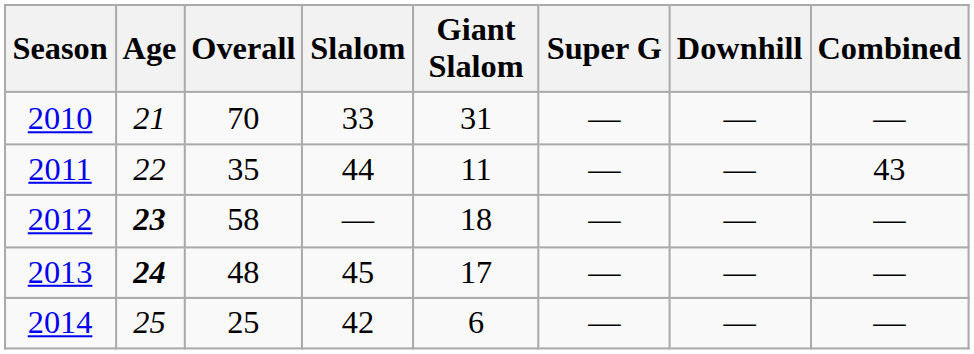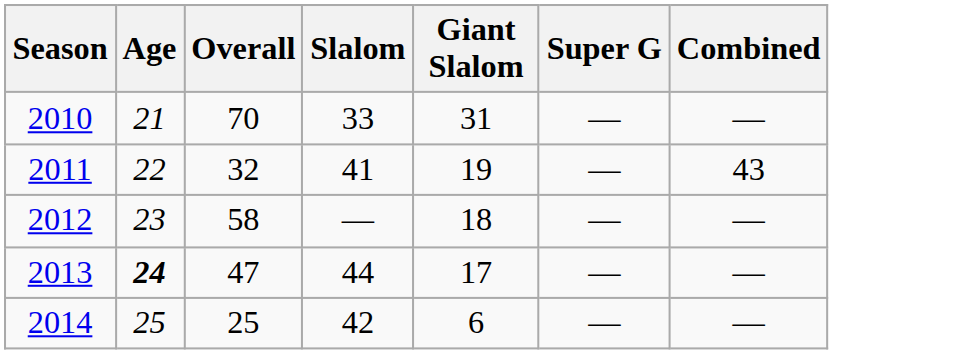- column: (740, 48)
(243, 169) 35 -> (243, 169) 32
(358, 169) 44 -> (358, 169) 41
(476, 169) 11 -> (476, 169) 19
(149, 220) bold -> (149, 220) normal
(243, 271) 48 -> (243, 271) 47
(358, 271) 45 -> (358, 271) 44
